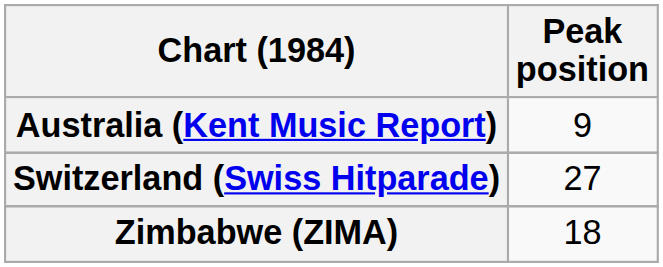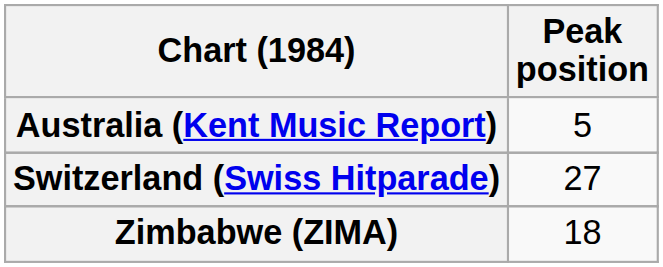(582, 124) 9 -> (582, 124) 5
